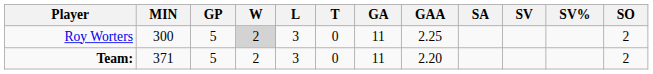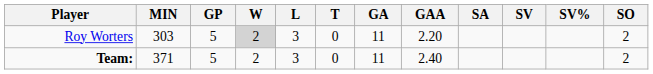(163, 36) 300 -> (163, 36) 303
(430, 36) 2.25 -> (430, 36) 2.20
(430, 58) 2.20 -> (430, 58) 2.40
